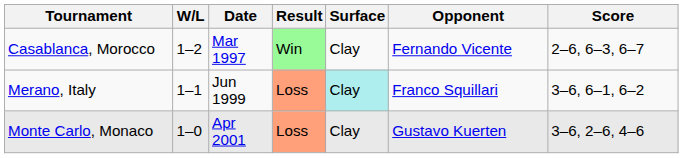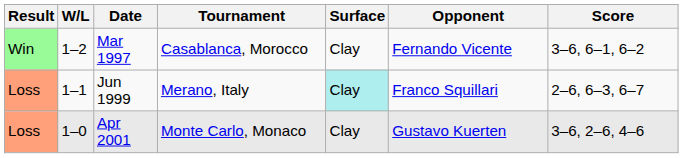columns swapped: (299, 16) <-> (89, 16)
(598, 49) 2–6, 6–3, 6–7 -> (598, 49) 3–6, 6–1, 6–2
(598, 90) 3–6, 6–1, 6–2 -> (598, 90) 2–6, 6–3, 6–7
